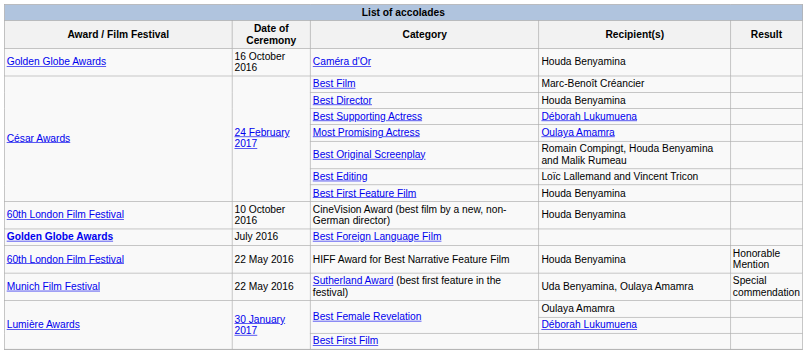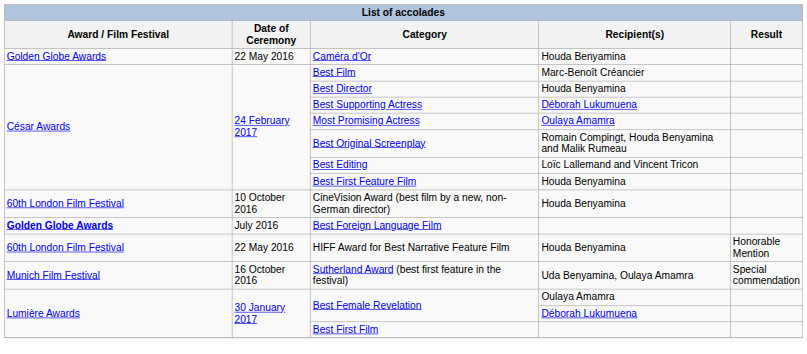(260, 62) 16 October 2016 -> (264, 56) 22 May 2016
(264, 287) 22 May 2016 -> (260, 275) 16 October 2016
